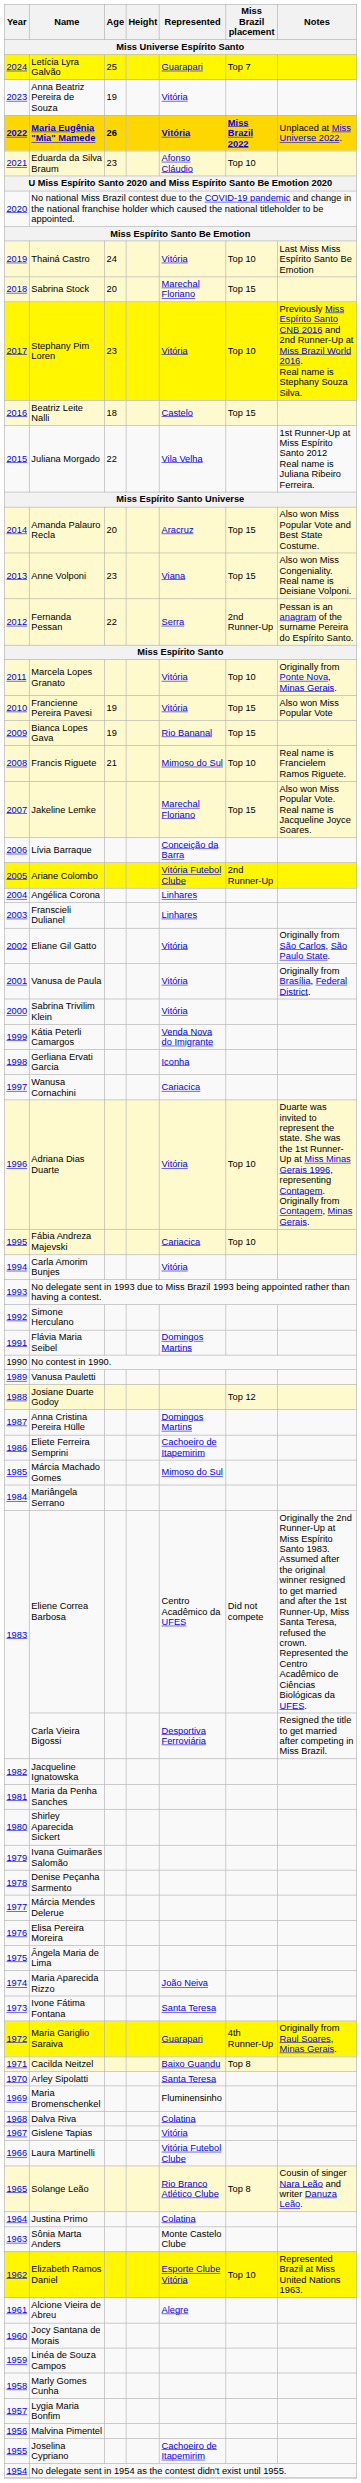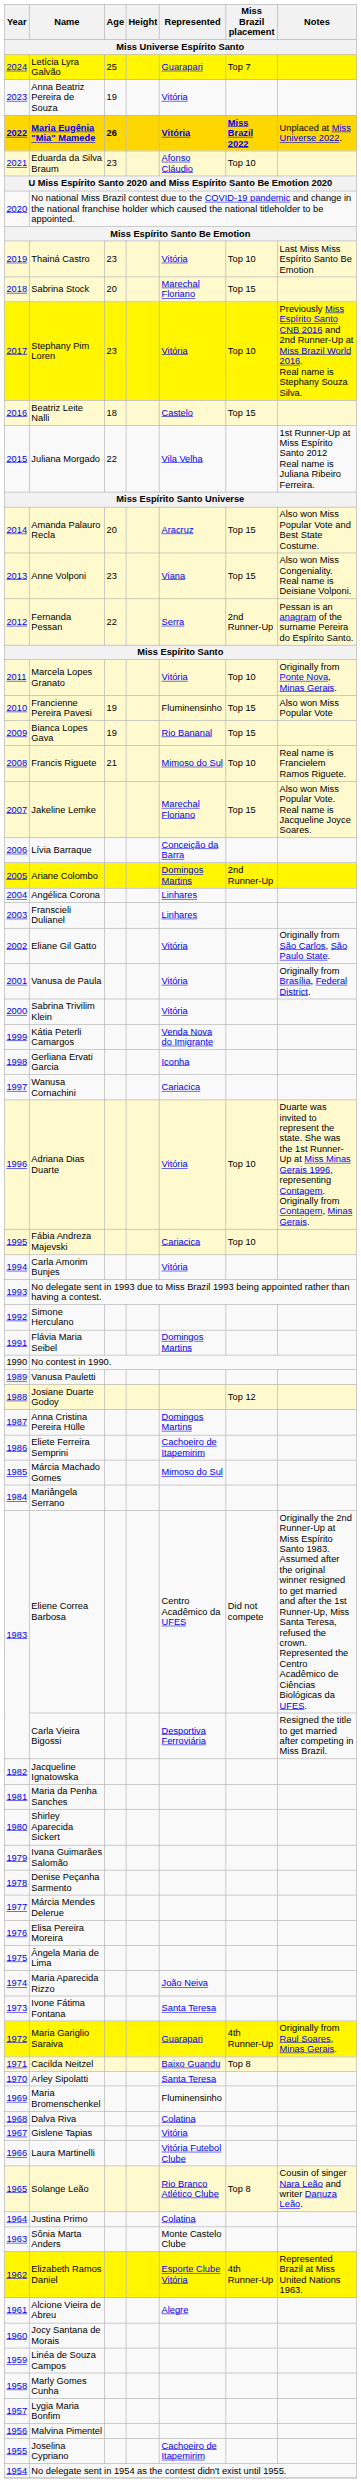(112, 259) 24 -> (112, 259) 23
(175, 708) Vitória -> (192, 708) Fluminensinho
(191, 875) Vitória Futebol Clube -> (182, 875) Domingos Martins
(242, 2274) Top 10 -> (251, 2274) 4th Runner-Up
